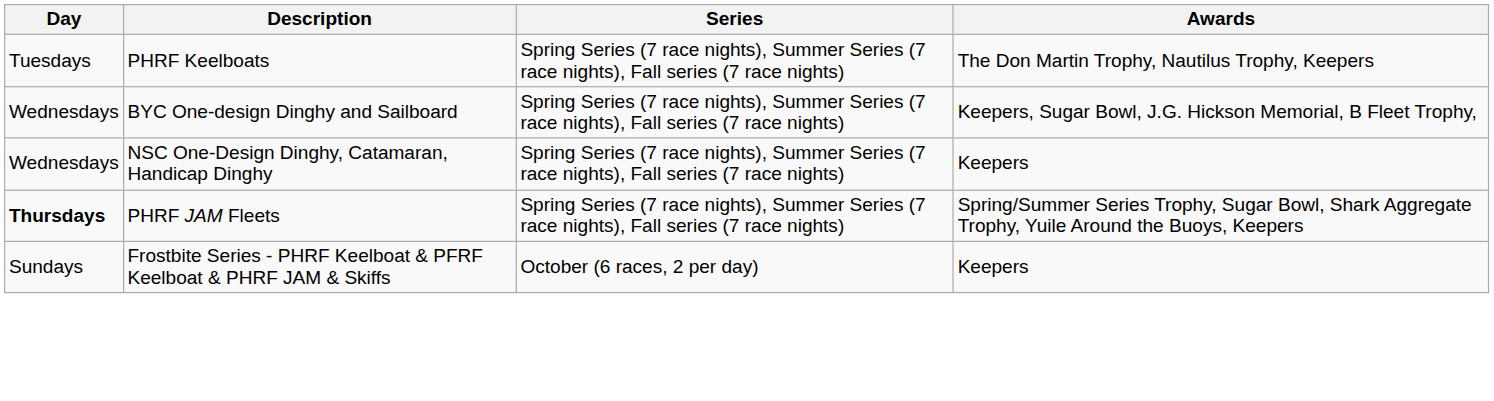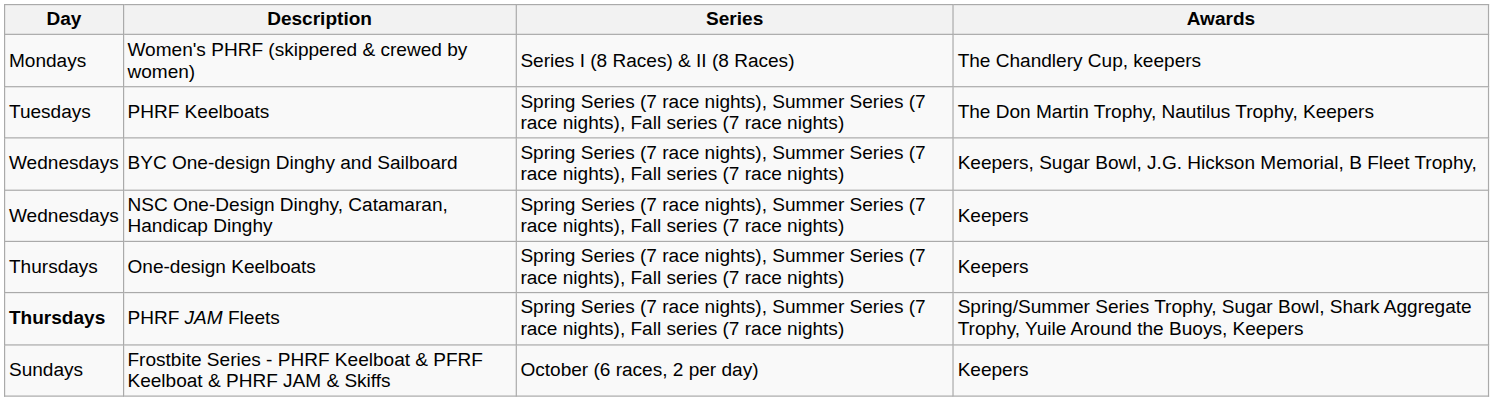+ row: (297, 60)
+ row: (222, 266)
